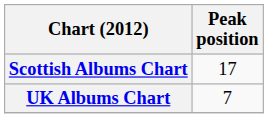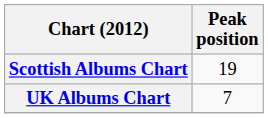(227, 68) 17 -> (227, 68) 19
